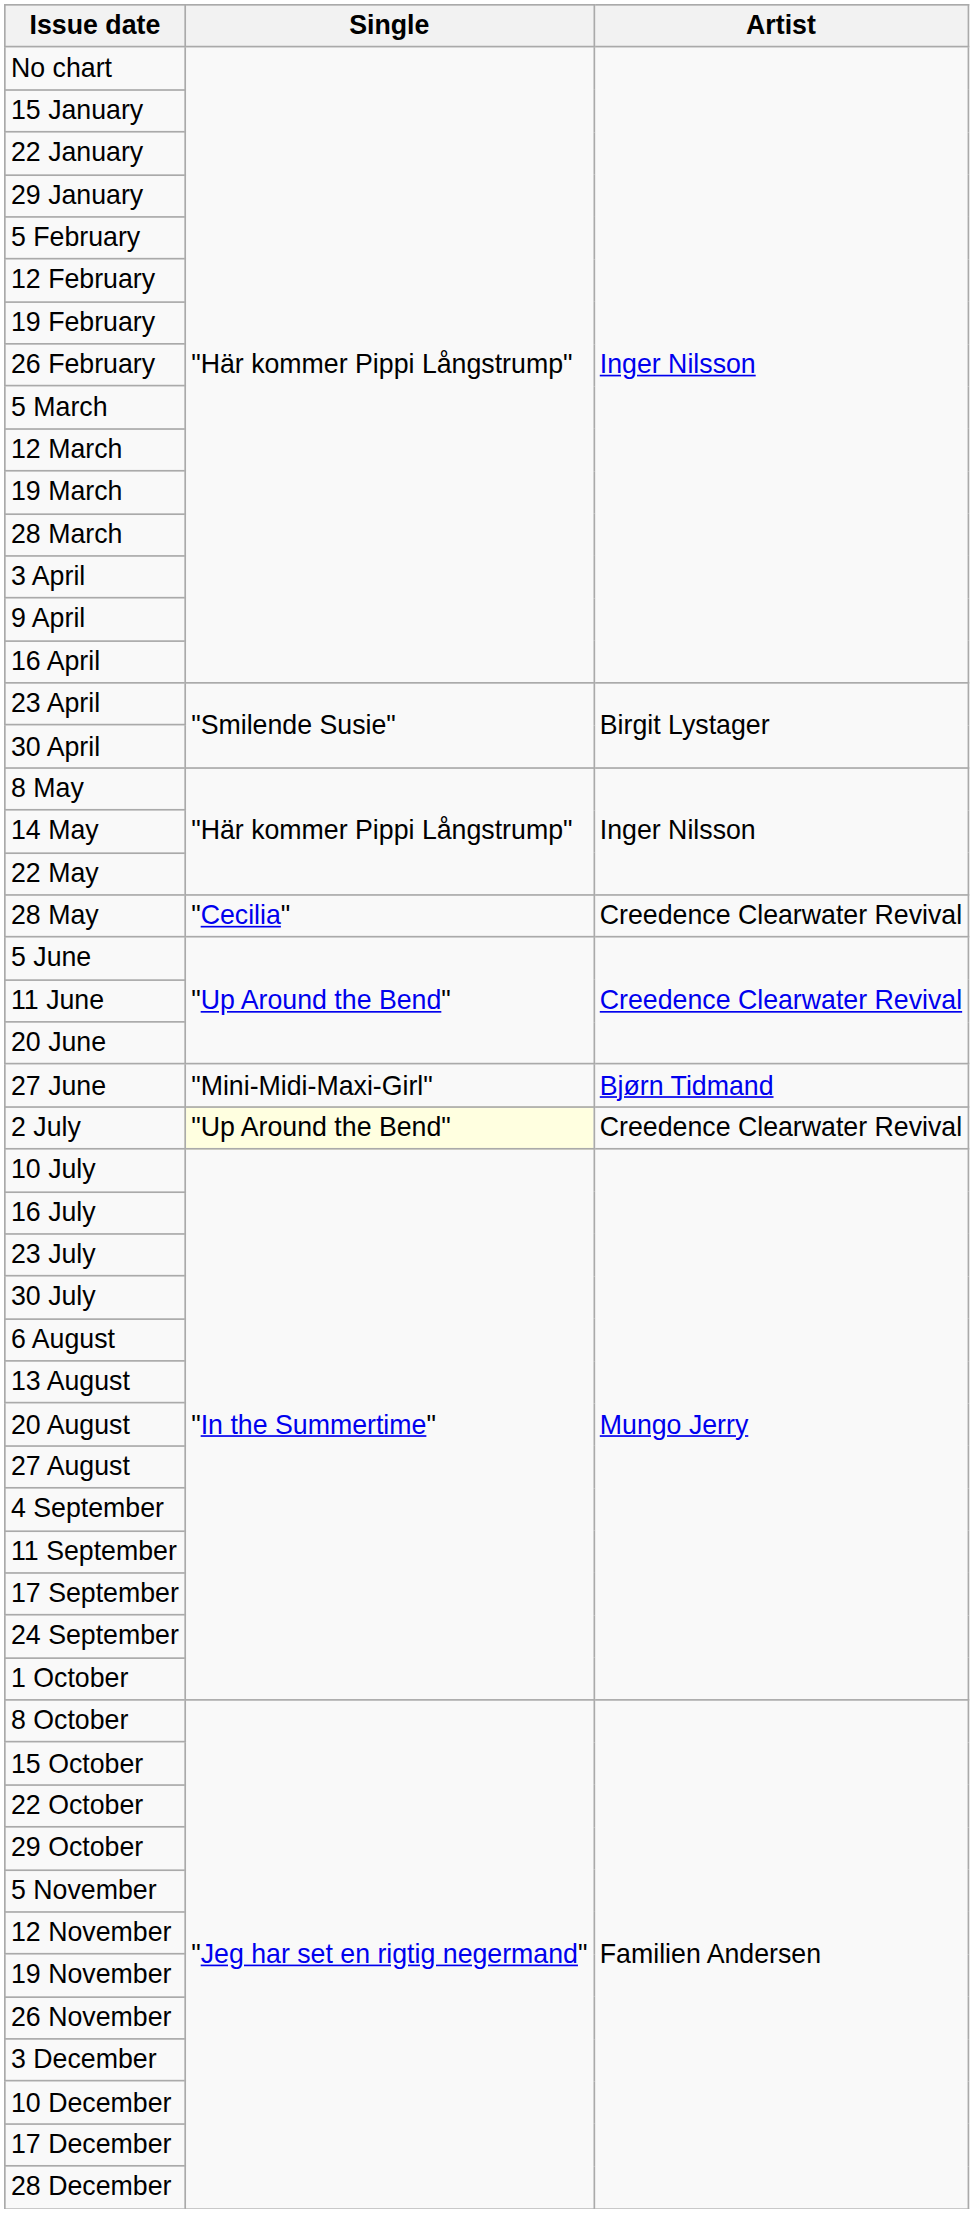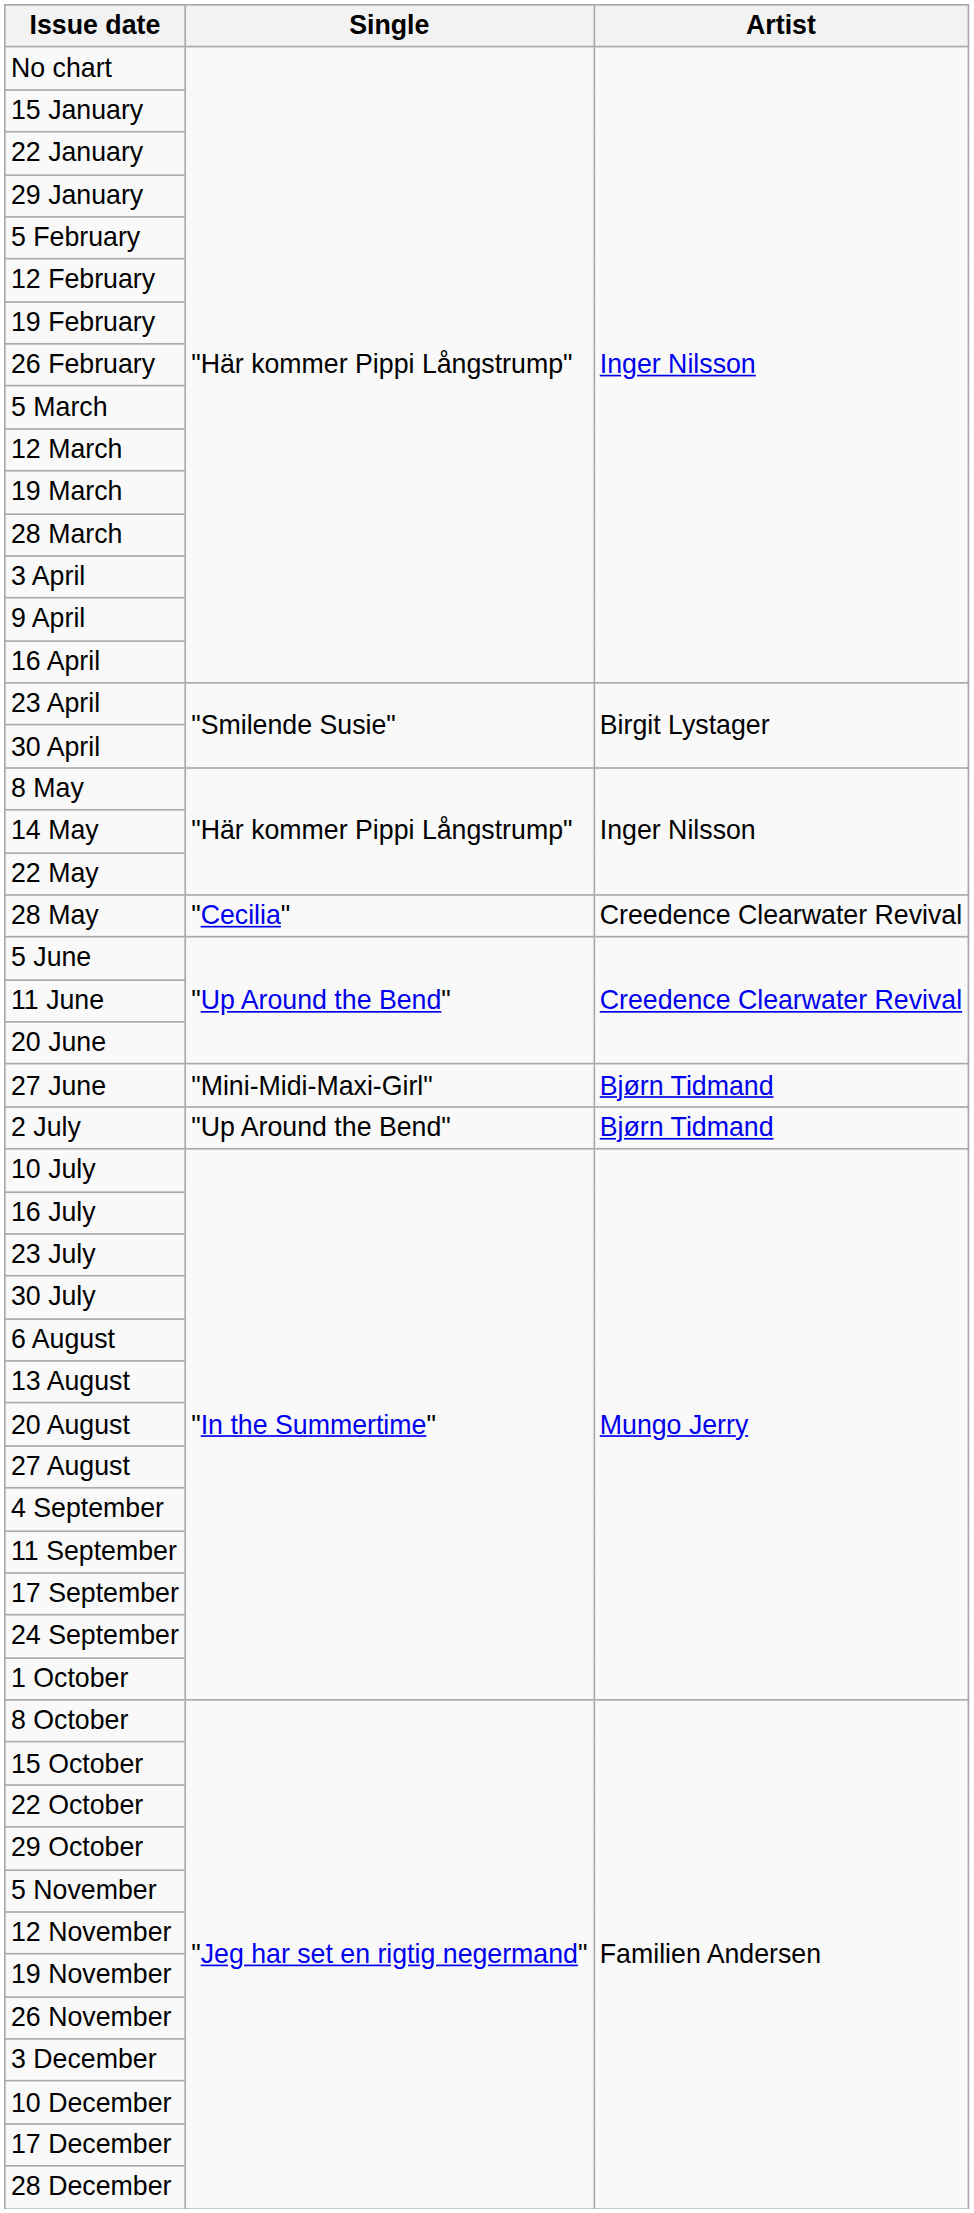(321, 1127) lightyellow background -> (321, 1127) no background
(781, 1127) Creedence Clearwater Revival -> (687, 1127) Bjørn Tidmand
